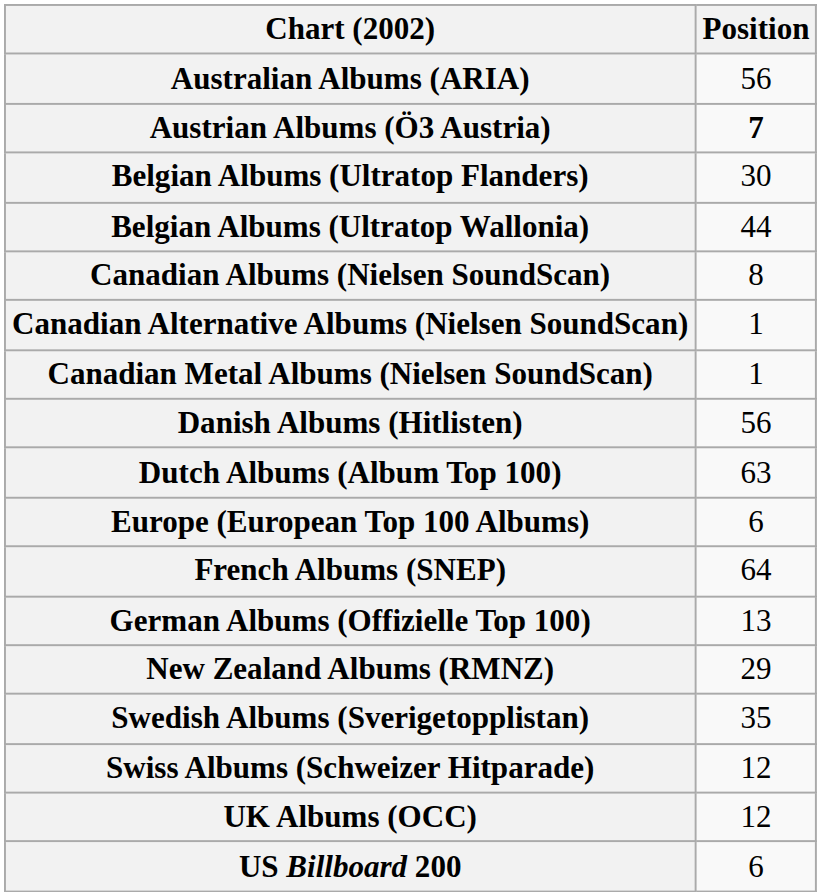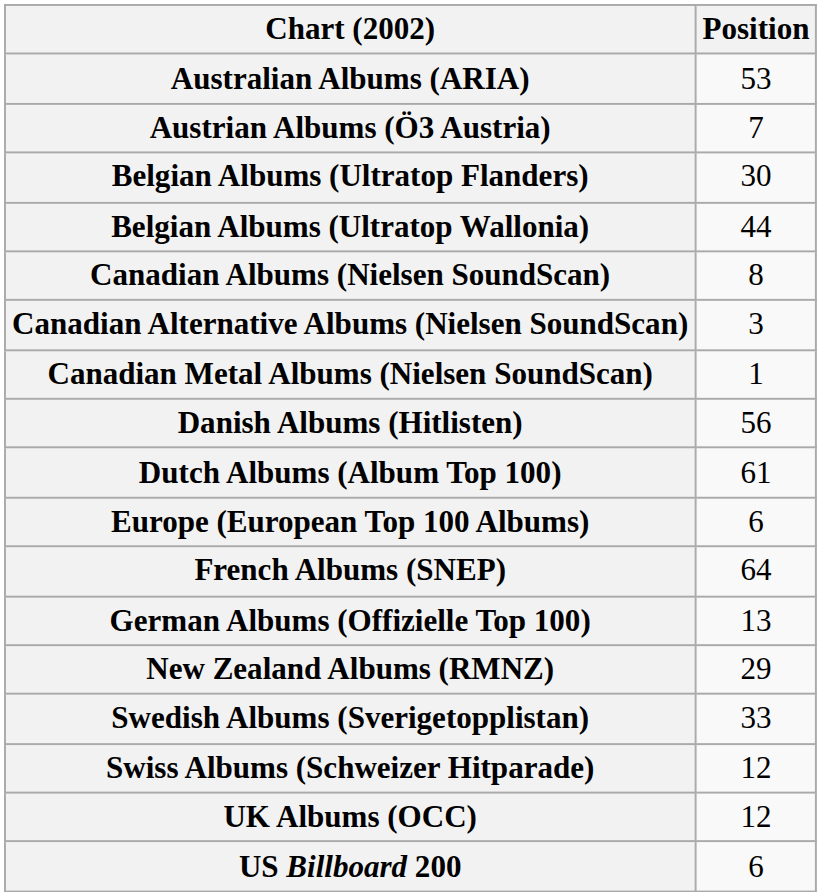(756, 78) 56 -> (756, 78) 53
(756, 127) bold -> (756, 127) normal
(756, 324) 1 -> (756, 324) 3
(756, 472) 63 -> (756, 472) 61
(756, 718) 35 -> (756, 718) 33
